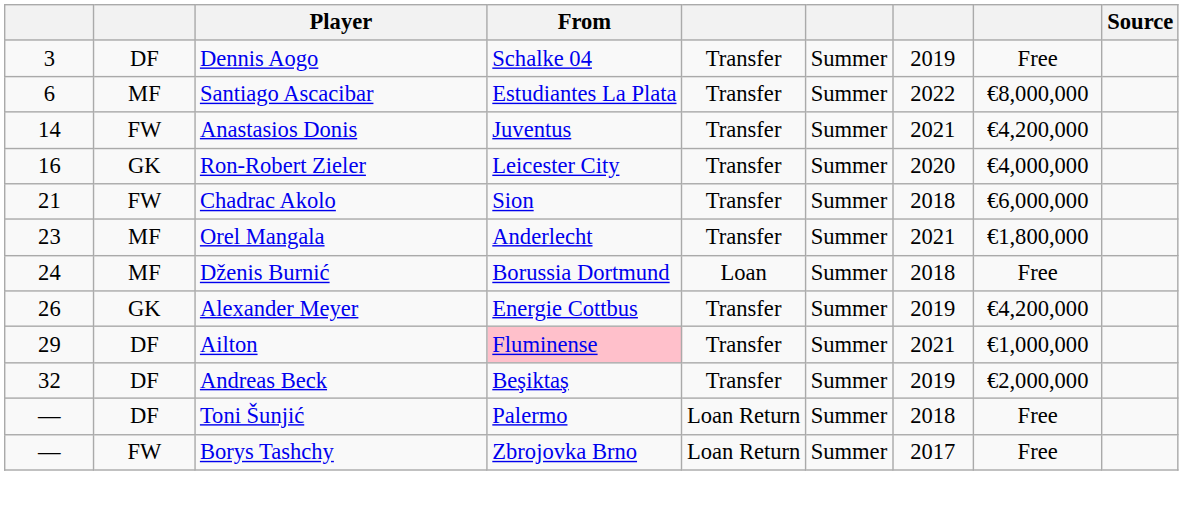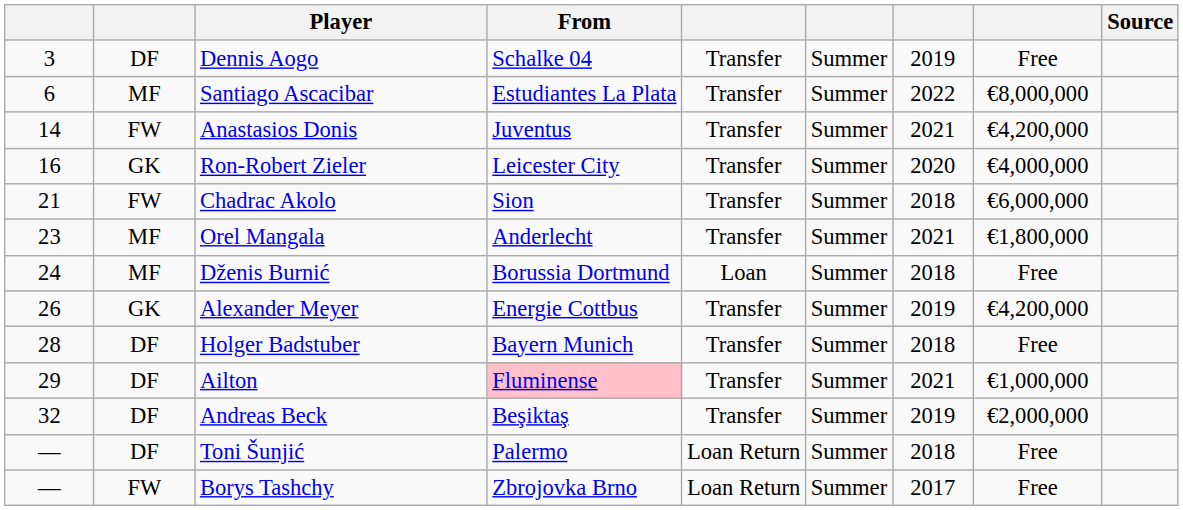+ row: (280, 344)
